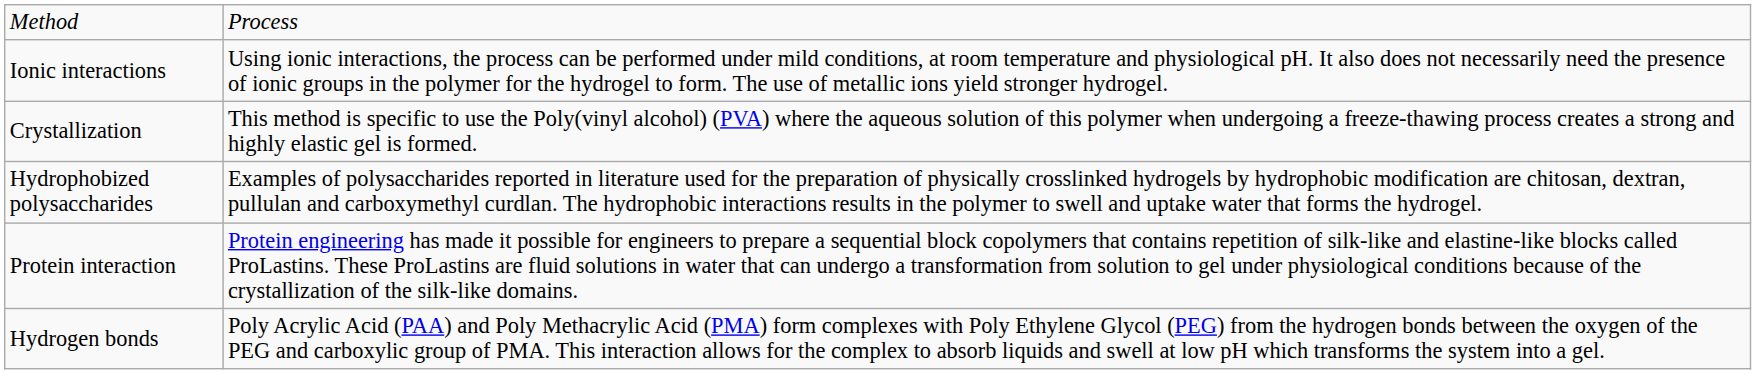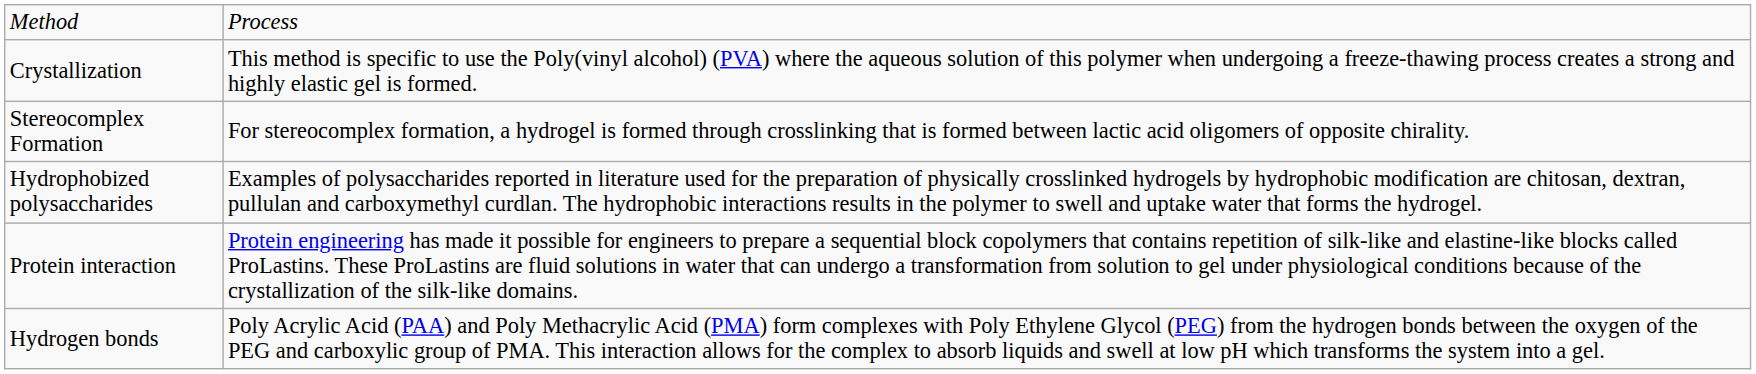- row: (114, 71)
+ row: (114, 131)
